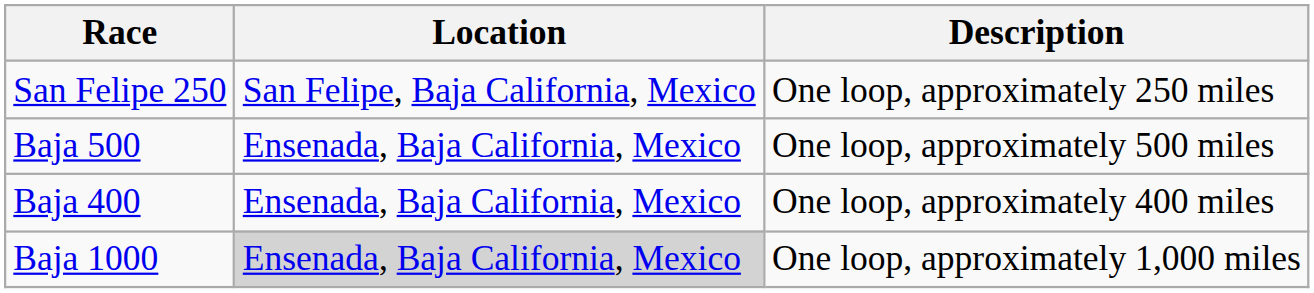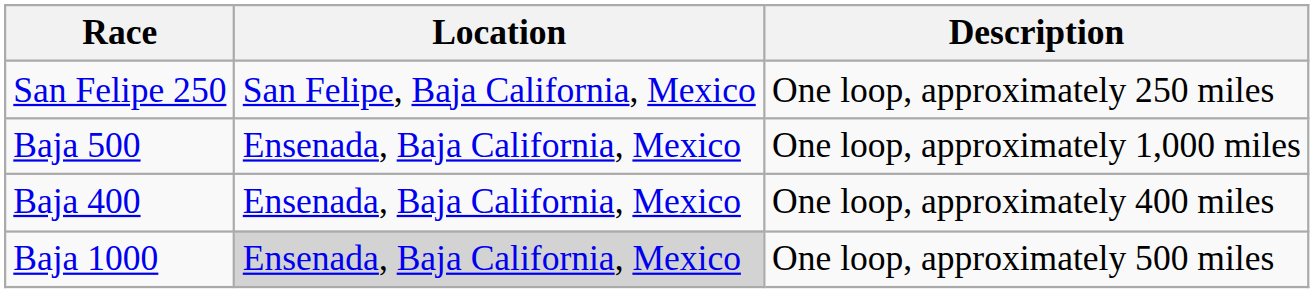(1023, 145) One loop, approximately 500 miles -> (1037, 145) One loop, approximately 1,000 miles
(1037, 257) One loop, approximately 1,000 miles -> (1023, 257) One loop, approximately 500 miles
